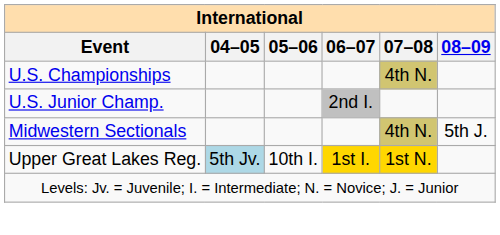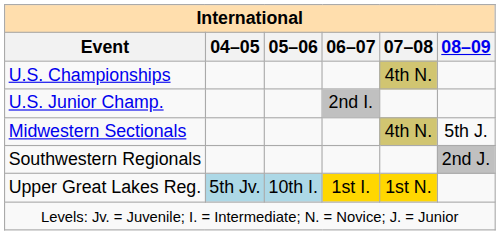+ row: (105, 159)
(293, 159) no background -> (293, 187) lightblue background
